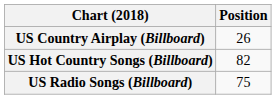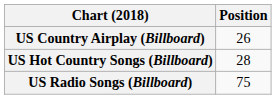(243, 60) 82 -> (243, 60) 28
